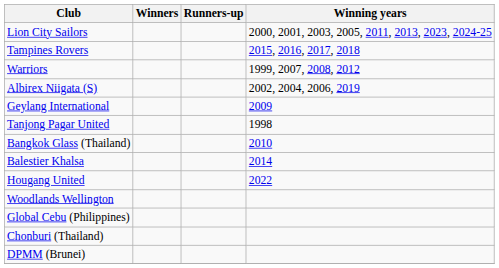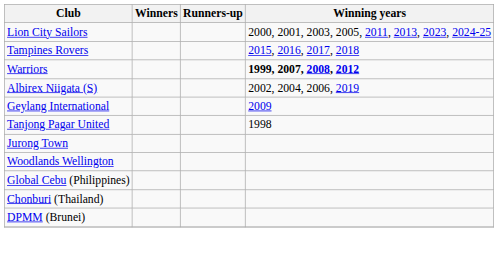(304, 69) normal -> (304, 69) bold
- row: (69, 143)
- row: (45, 161)
- row: (46, 180)
+ row: (38, 143)
